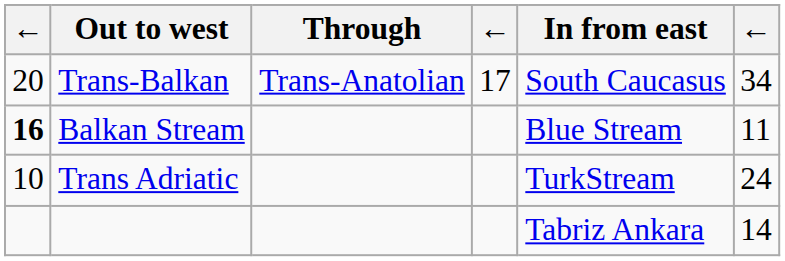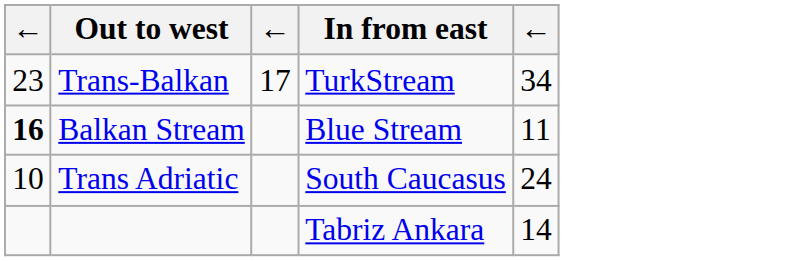- column: (362, 29)
(28, 79) 20 -> (28, 79) 23
(626, 79) South Caucasus -> (380, 79) TurkStream
(600, 179) TurkStream -> (406, 179) South Caucasus
